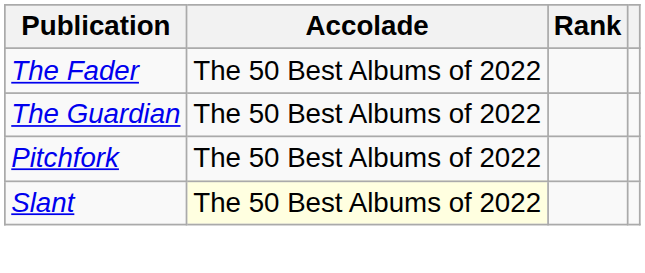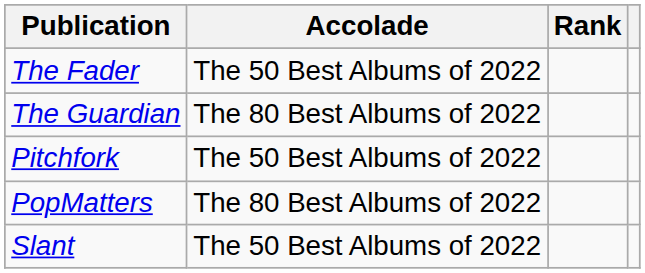(367, 114) The 50 Best Albums of 2022 -> (367, 114) The 80 Best Albums of 2022
+ row: (82, 202)
(367, 202) lightyellow background -> (367, 245) no background
